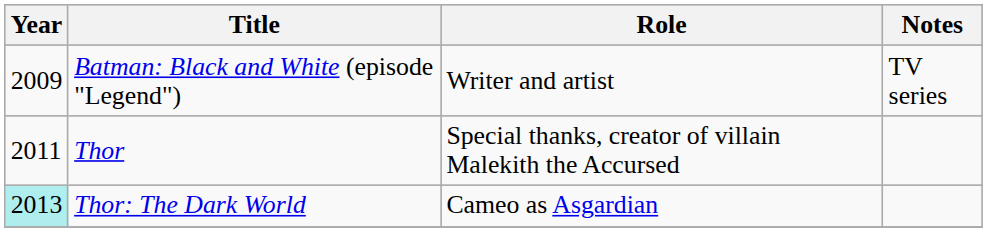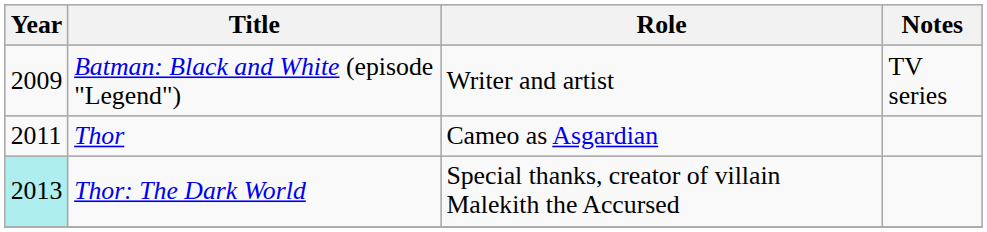(613, 150) Special thanks, creator of villain Malekith the Accursed -> (552, 135) Cameo as Asgardian
(552, 205) Cameo as Asgardian -> (613, 190) Special thanks, creator of villain Malekith the Accursed
